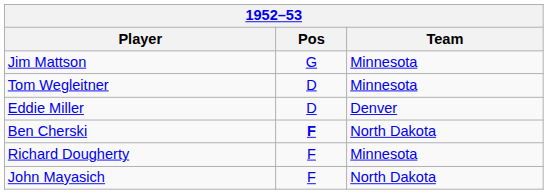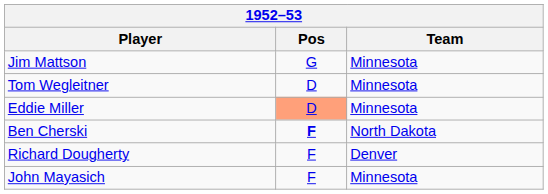(311, 108) no background -> (311, 108) lightsalmon background
(374, 108) Denver -> (384, 108) Minnesota
(384, 154) Minnesota -> (374, 154) Denver
(393, 177) North Dakota -> (384, 177) Minnesota
